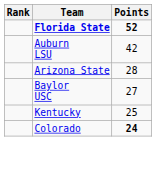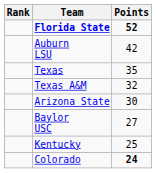+ row: (49, 70)
+ row: (60, 86)
(132, 70) 28 -> (132, 102) 30
